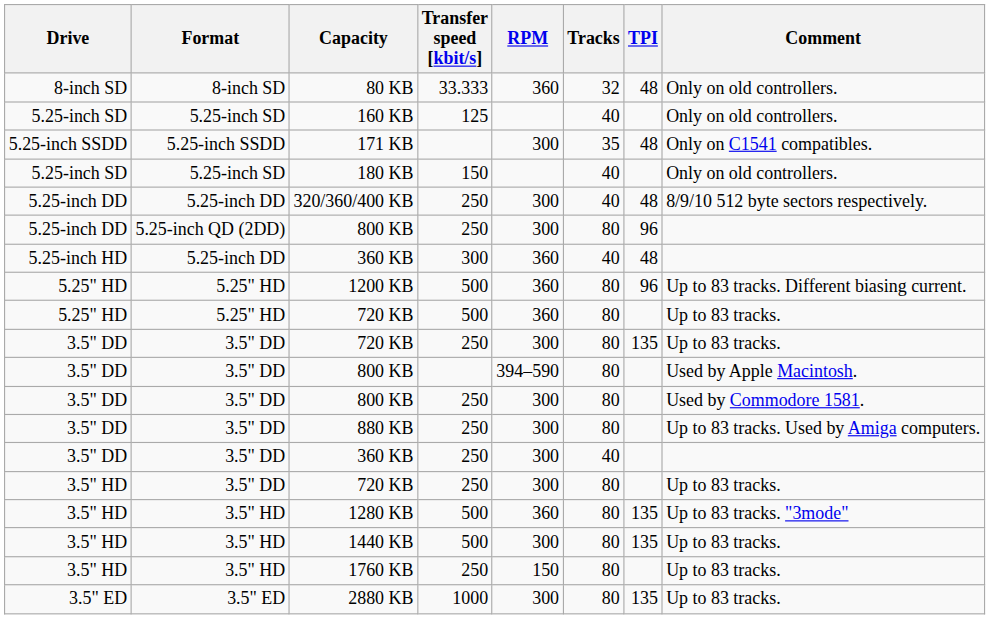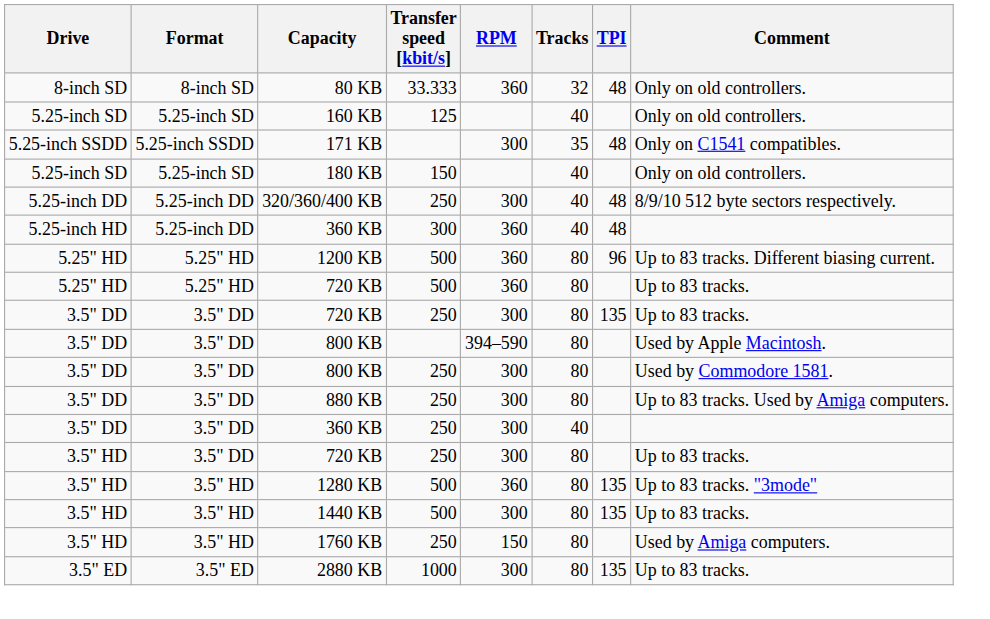- row: (78, 229)
(723, 570) Up to 83 tracks. -> (732, 542) Used by Amiga computers.
